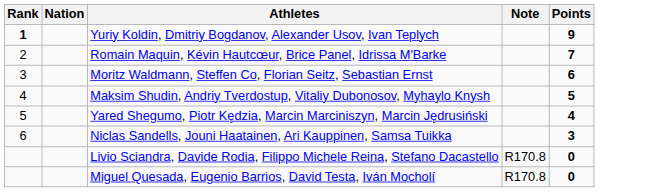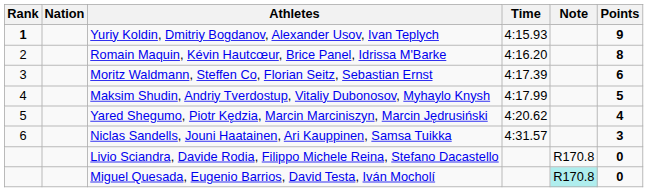+ column: (526, 14)
(571, 55) 7 -> (620, 55) 8
(525, 177) no background -> (574, 177) paleturquoise background
